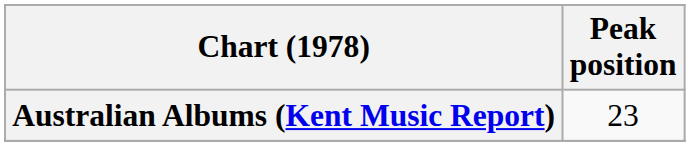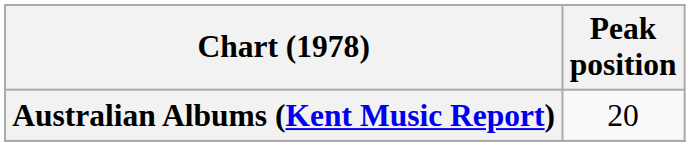(623, 114) 23 -> (623, 114) 20
